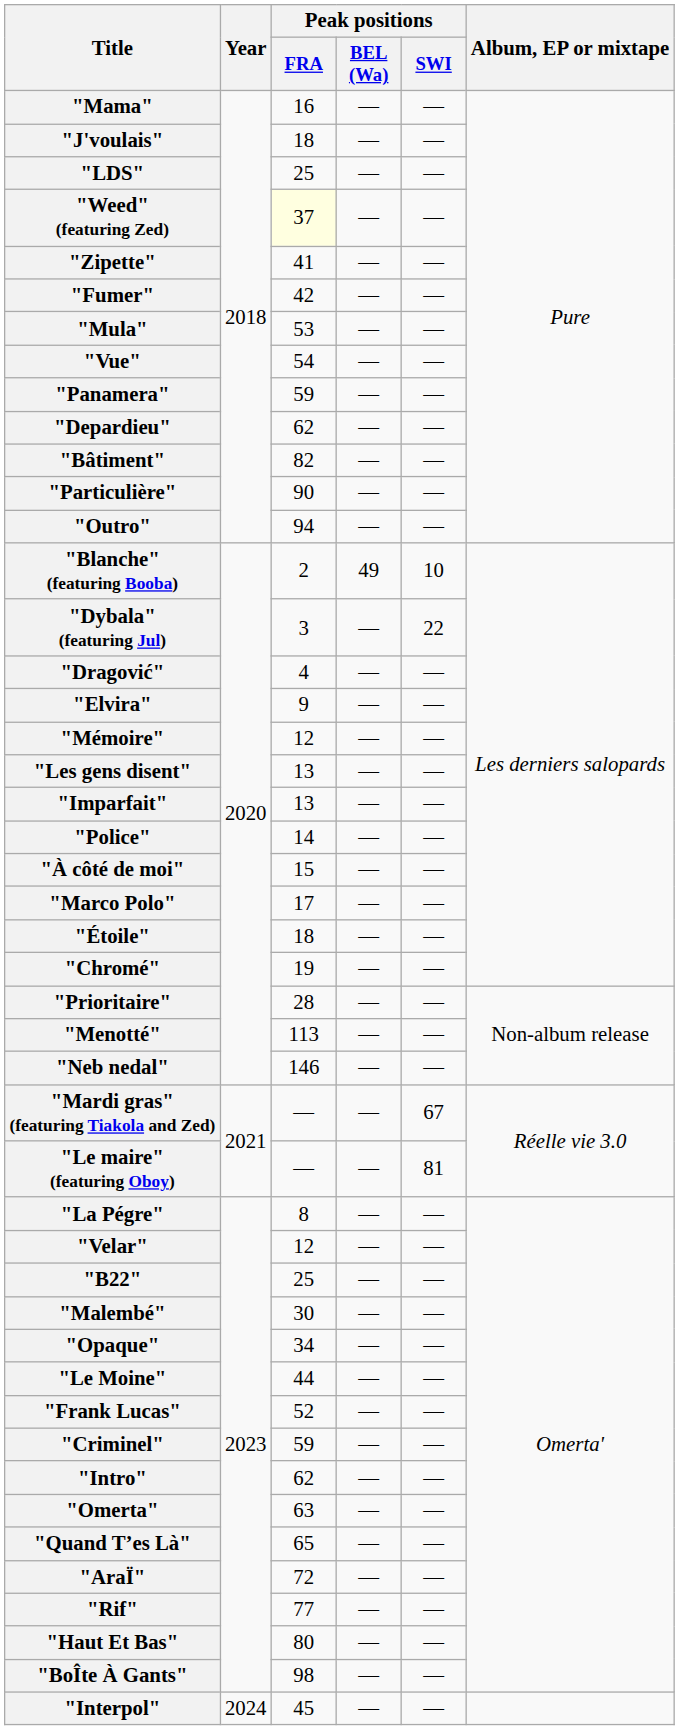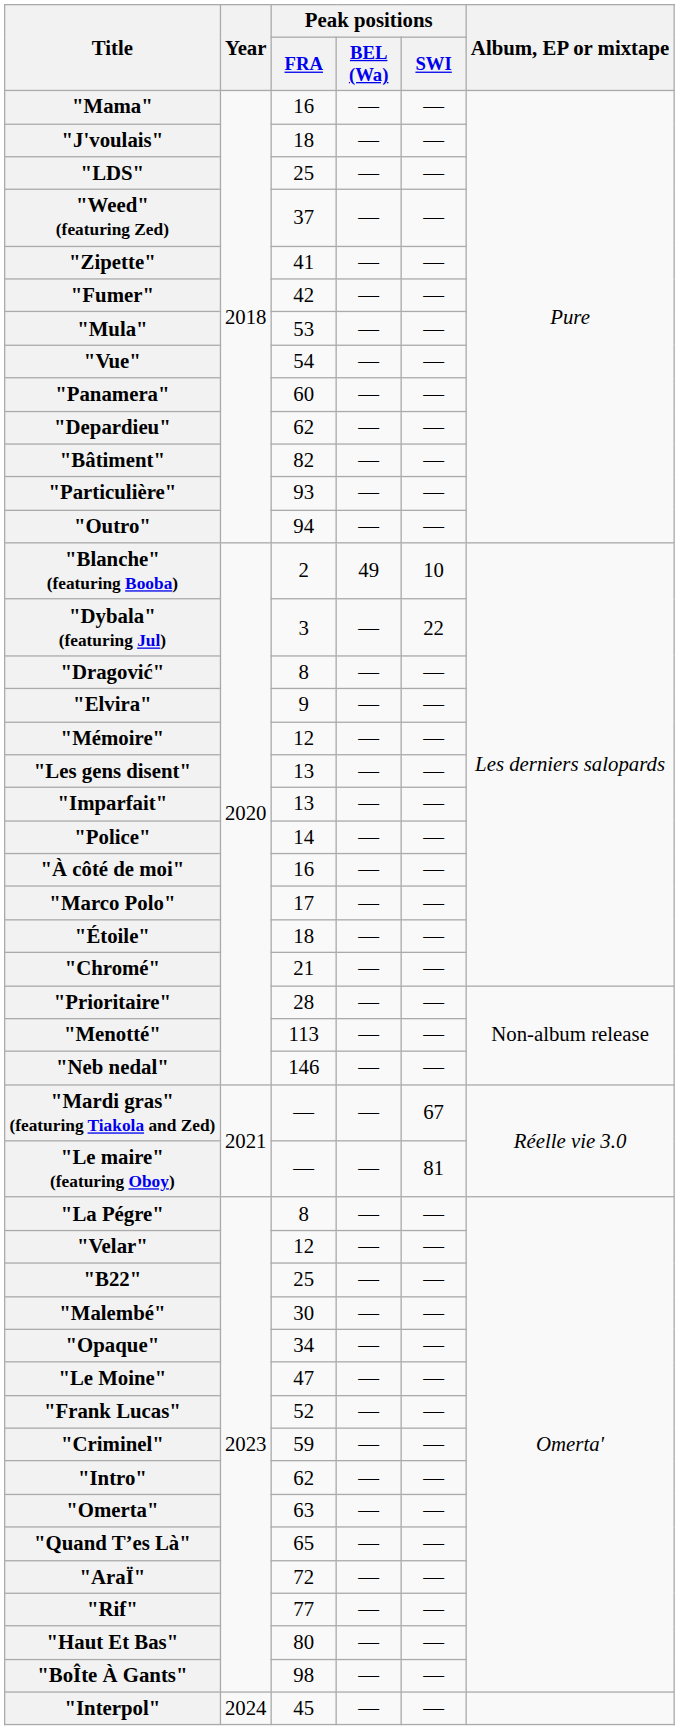(304, 217) lightyellow background -> (304, 217) no background
(304, 394) 59 -> (304, 394) 60
(304, 493) 90 -> (304, 493) 93
(304, 671) 4 -> (304, 671) 8
(304, 869) 15 -> (304, 869) 16
(304, 968) 19 -> (304, 968) 21
(304, 1378) 44 -> (304, 1378) 47
